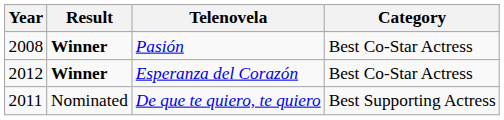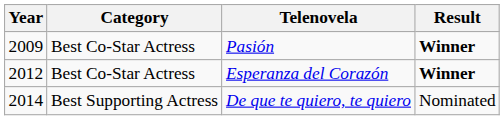columns swapped: (412, 18) <-> (89, 18)
(26, 45) 2008 -> (26, 45) 2009
(25, 100) 2011 -> (26, 100) 2014
